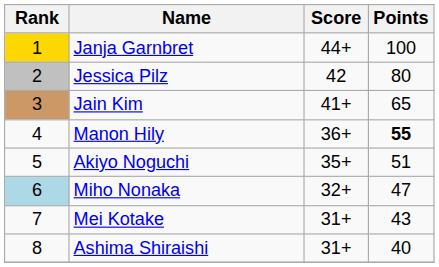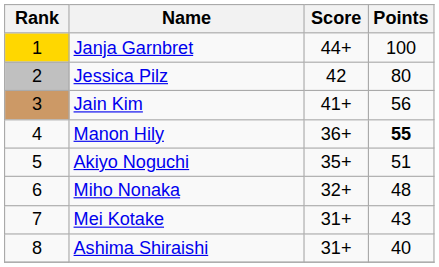(401, 104) 65 -> (401, 104) 56
(37, 190) lightblue background -> (37, 190) no background
(401, 190) 47 -> (401, 190) 48
